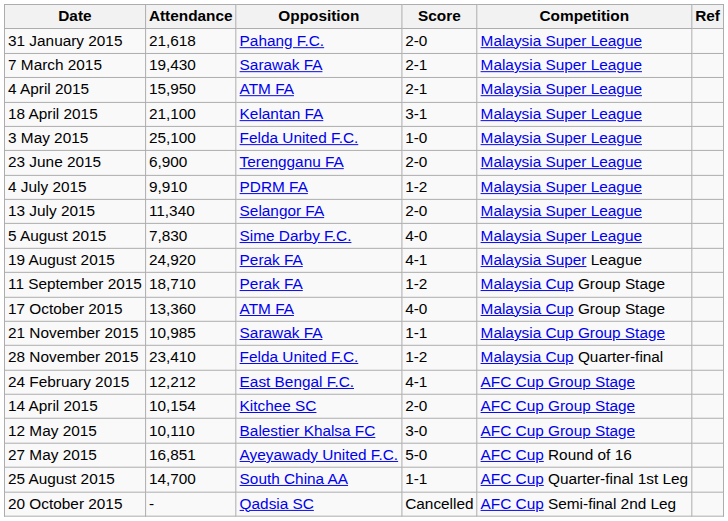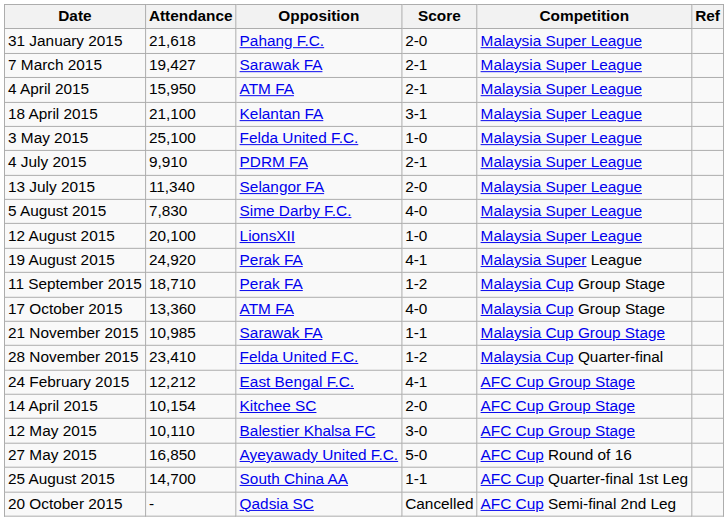(172, 65) 19,430 -> (172, 65) 19,427
- row: (55, 162)
(416, 187) 1-2 -> (416, 162) 2-1
+ row: (61, 235)
(172, 455) 16,851 -> (172, 455) 16,850
